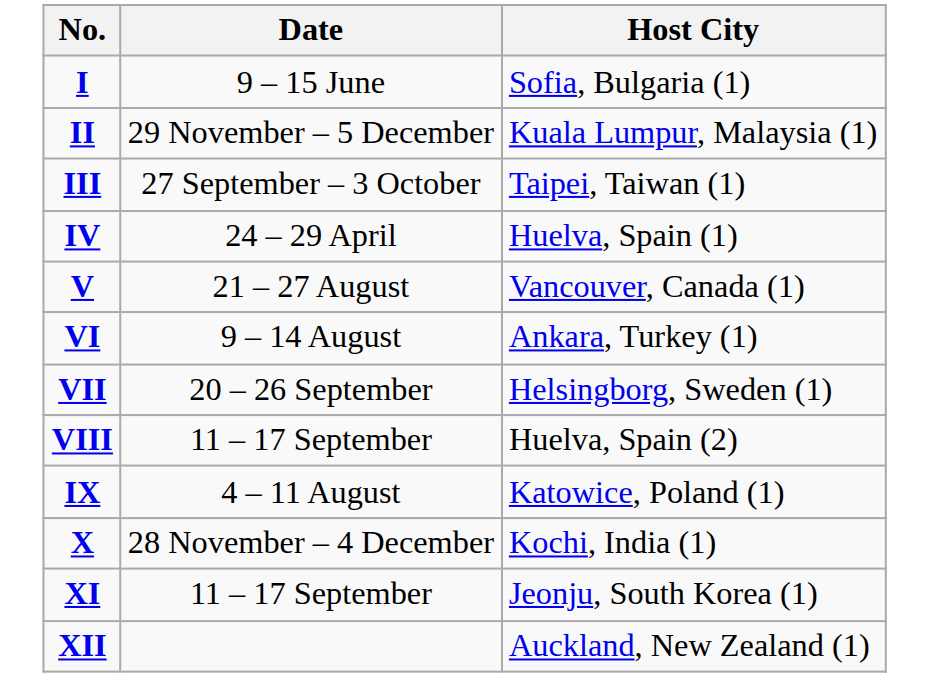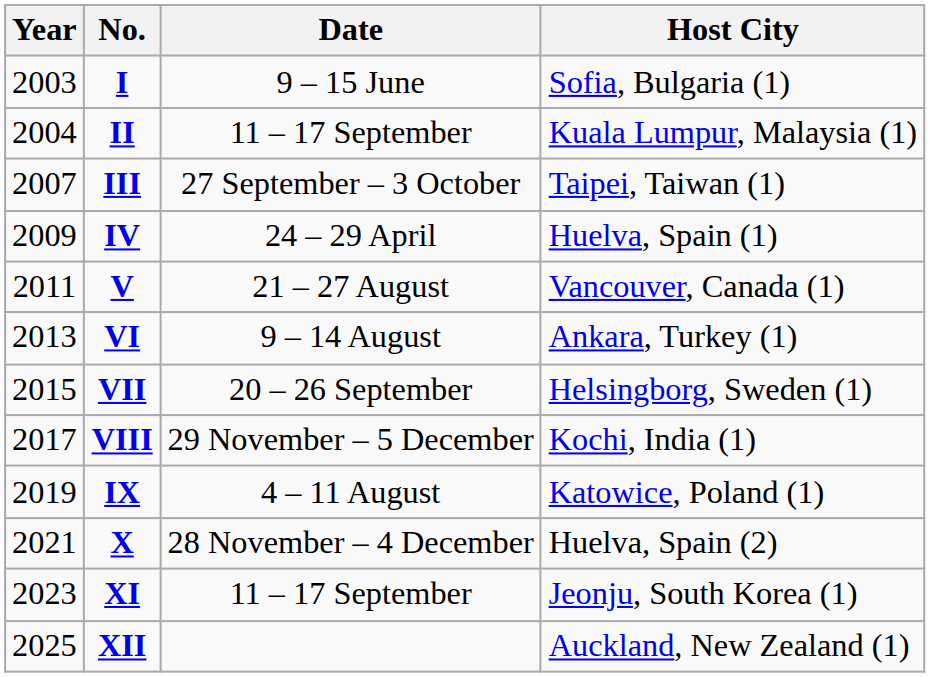+ column: (44, 30)
(311, 132) 29 November – 5 December -> (351, 132) 11 – 17 September
(311, 440) 11 – 17 September -> (351, 440) 29 November – 5 December
(623, 440) Huelva, Spain (2) -> (652, 440) Kochi, India (1)
(613, 542) Kochi, India (1) -> (663, 542) Huelva, Spain (2)
